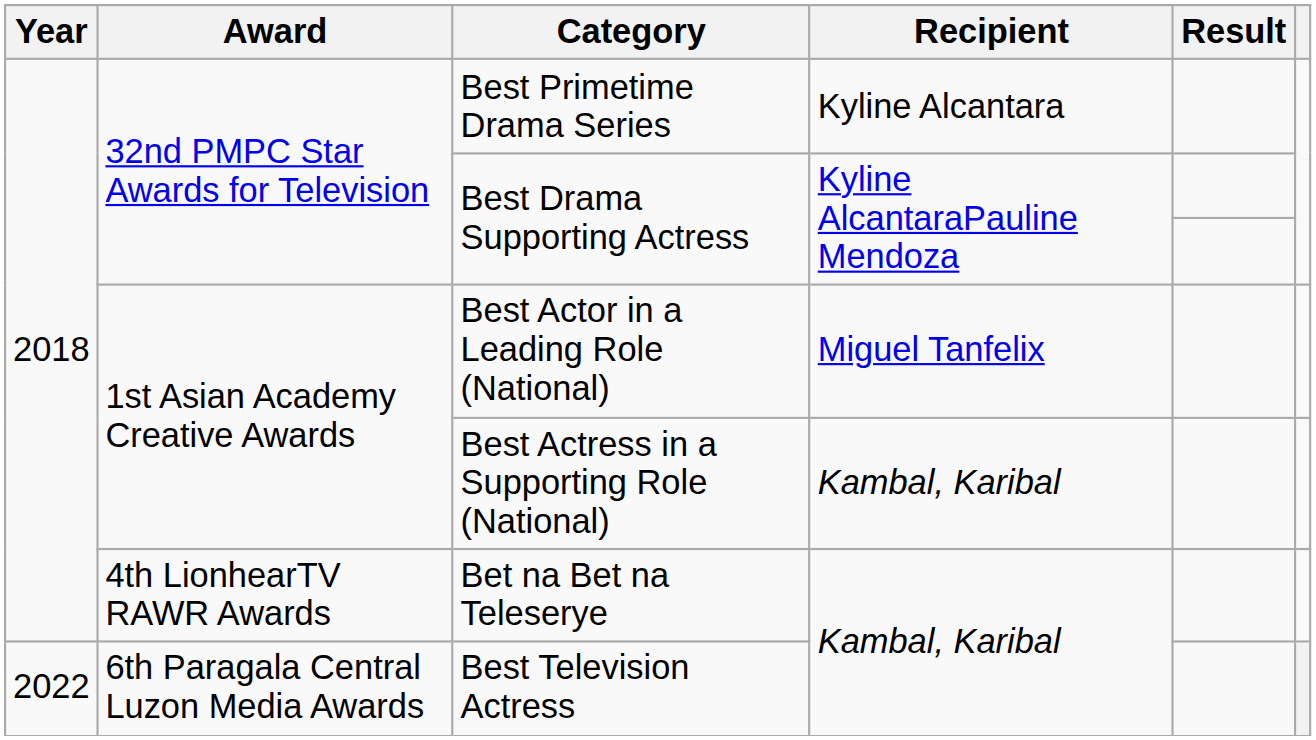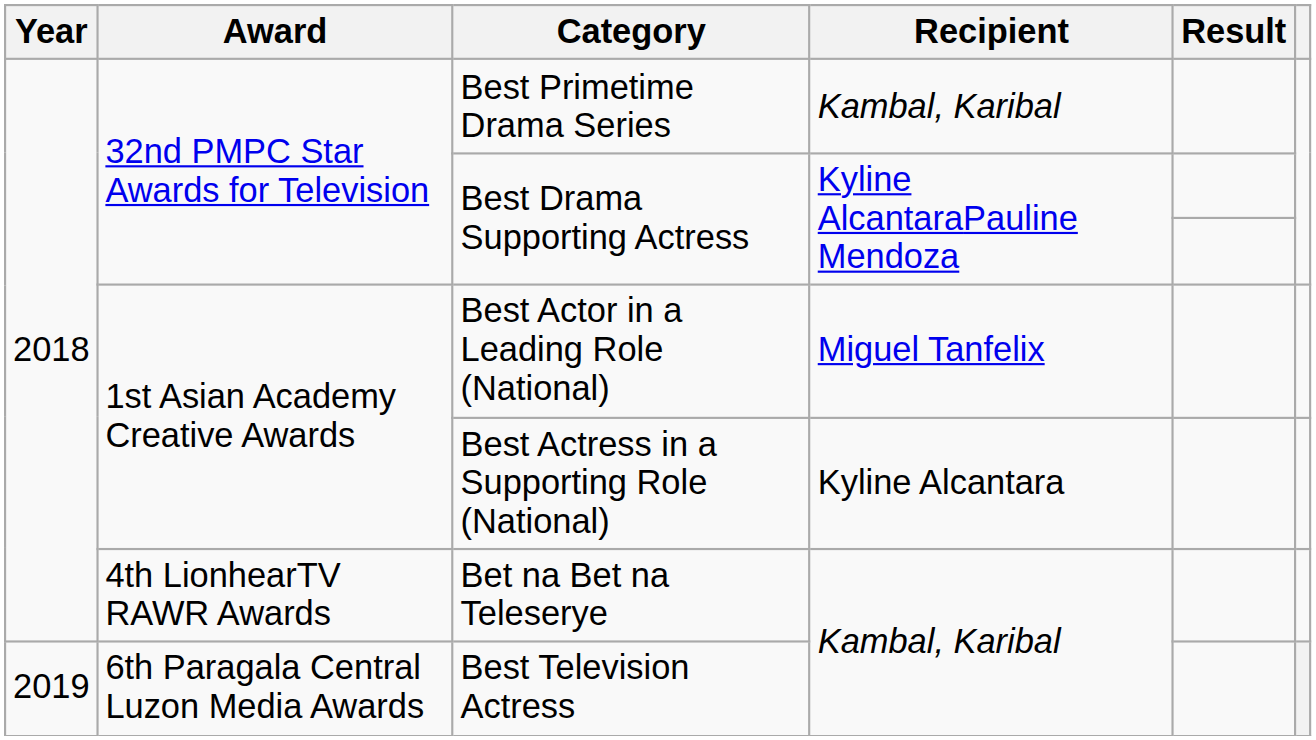(941, 105) Kyline Alcantara -> (939, 105) Kambal, Karibal
(939, 482) Kambal, Karibal -> (941, 482) Kyline Alcantara
(51, 688) 2022 -> (51, 688) 2019
